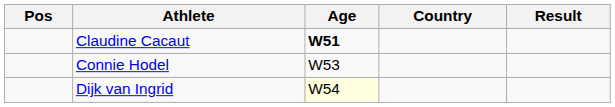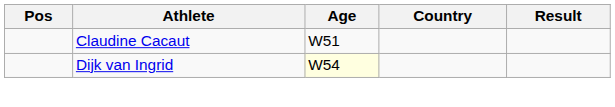(324, 41) bold -> (324, 41) normal
- row: (122, 65)
